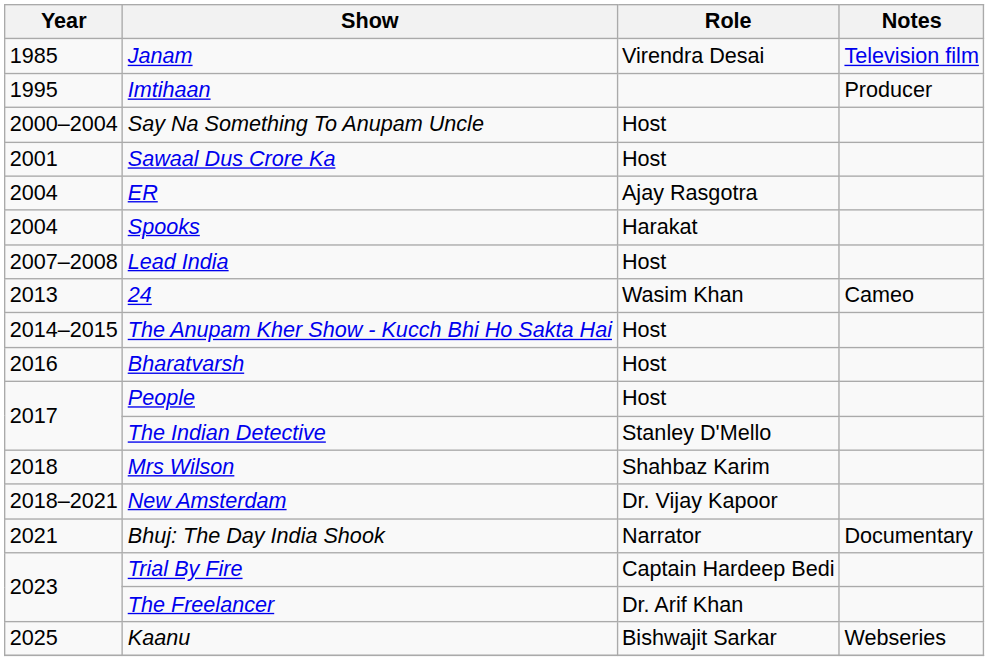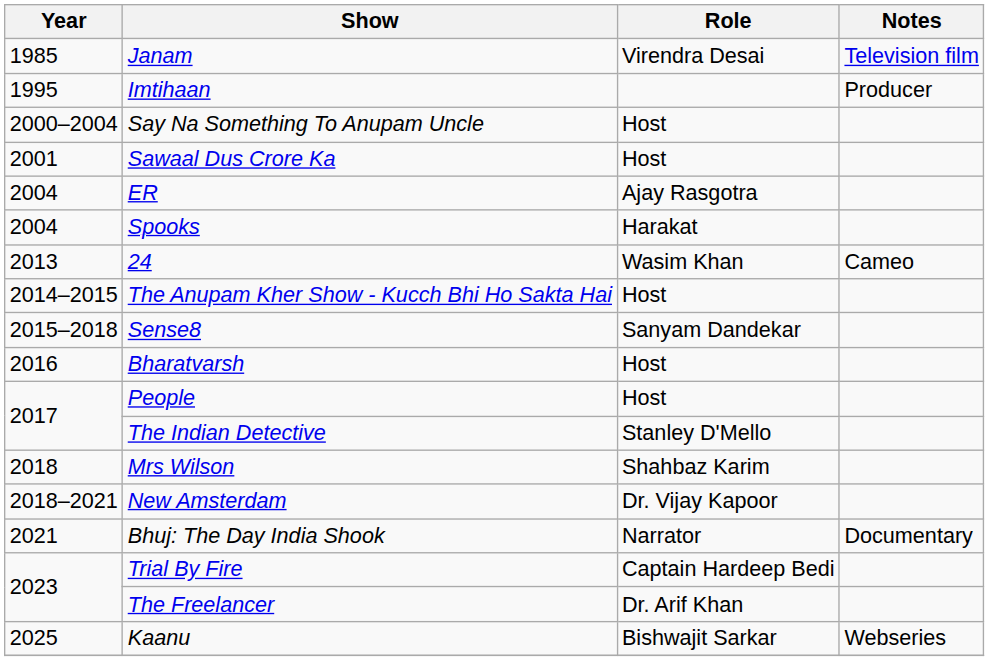- row: (178, 261)
+ row: (164, 329)
